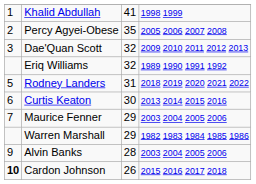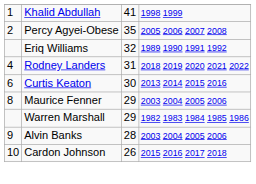- row: (63, 48)
(10, 83) 5 -> (10, 65) 4
(10, 118) 7 -> (10, 100) 8
(13, 170) bold -> (13, 153) normal
